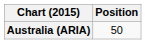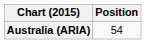(117, 30) 50 -> (117, 30) 54
